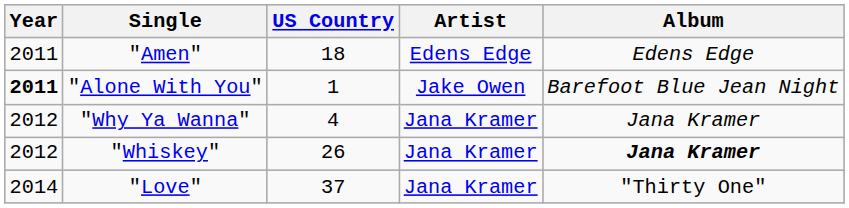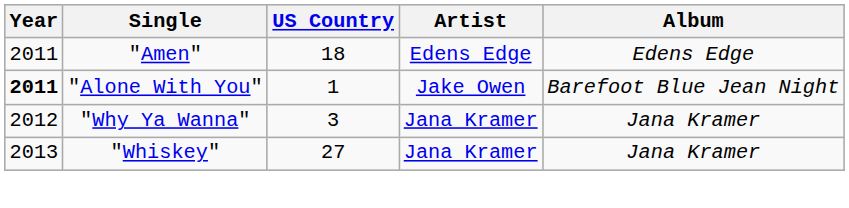(333, 120) 4 -> (333, 120) 3
(34, 154) 2012 -> (34, 154) 2013
(333, 154) 26 -> (333, 154) 27
(693, 154) bold -> (693, 154) normal
- row: (165, 187)
